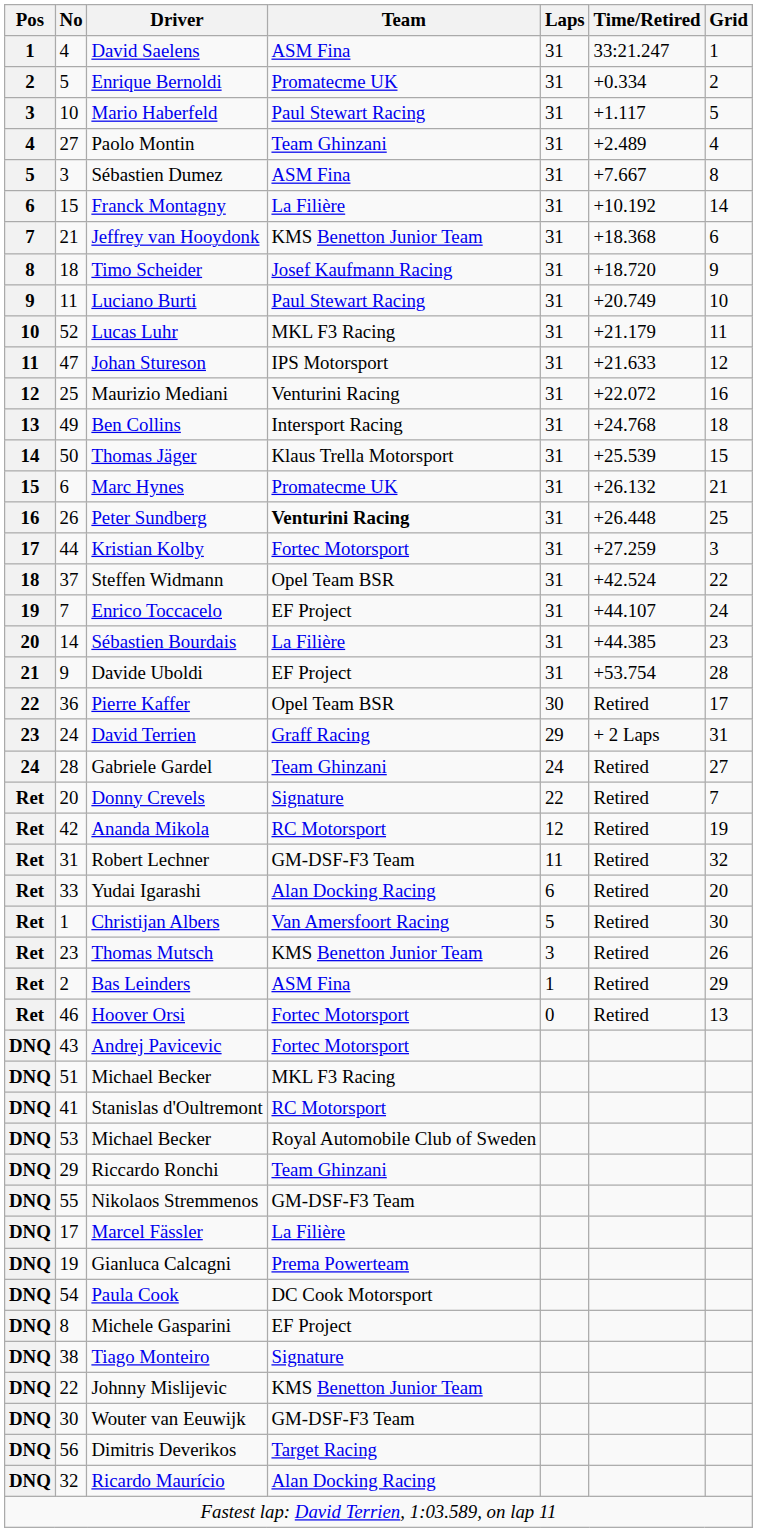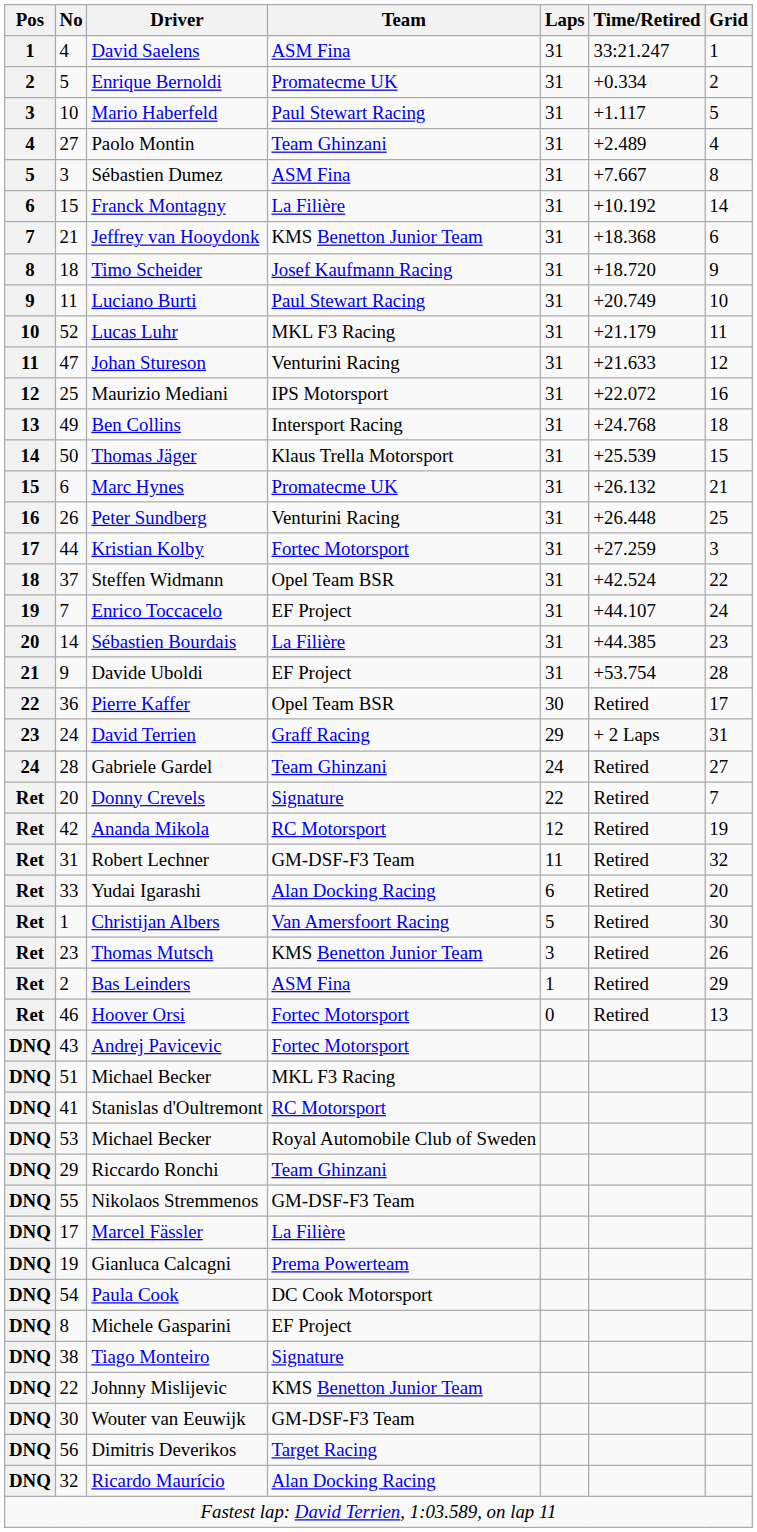(330, 362) IPS Motorsport -> (336, 362) Venturini Racing
(336, 393) Venturini Racing -> (330, 393) IPS Motorsport
(340, 517) bold -> (336, 517) normal
